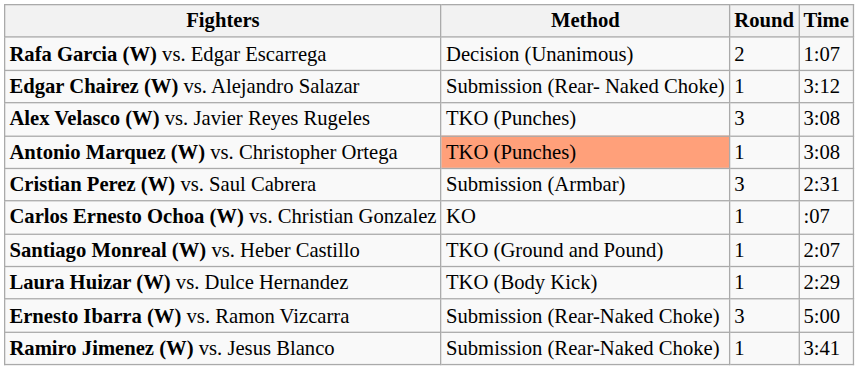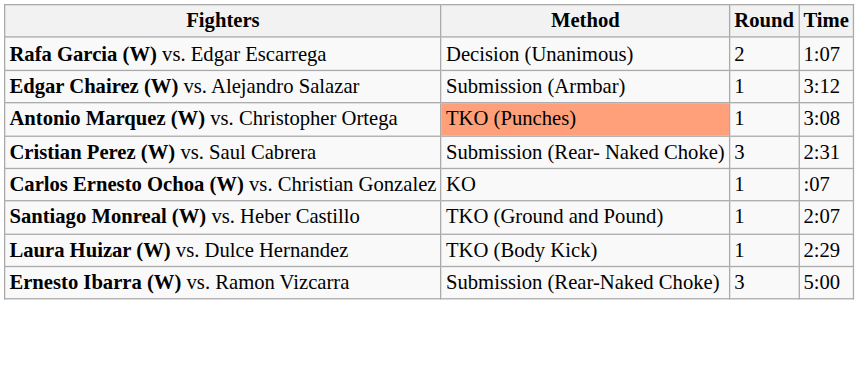(585, 86) Submission (Rear- Naked Choke) -> (536, 86) Submission (Armbar)
- row: (190, 119)
(536, 184) Submission (Armbar) -> (585, 151) Submission (Rear- Naked Choke)
- row: (172, 348)
